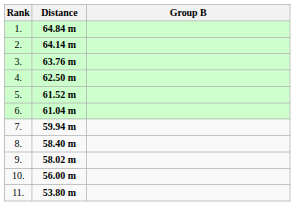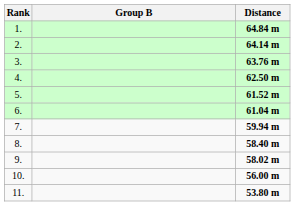columns swapped: (188, 13) <-> (59, 13)
